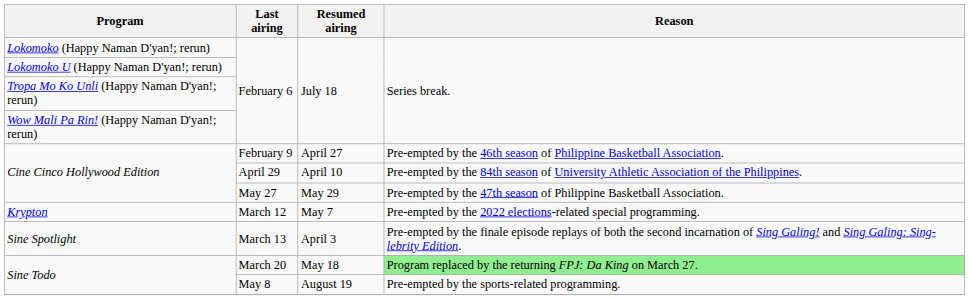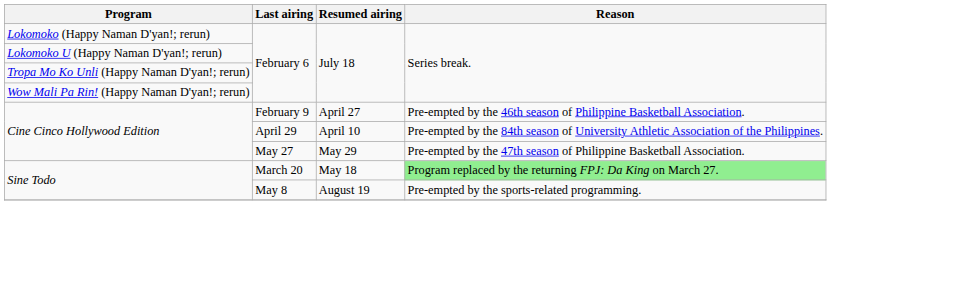- row: (27, 212)
- row: (42, 238)
